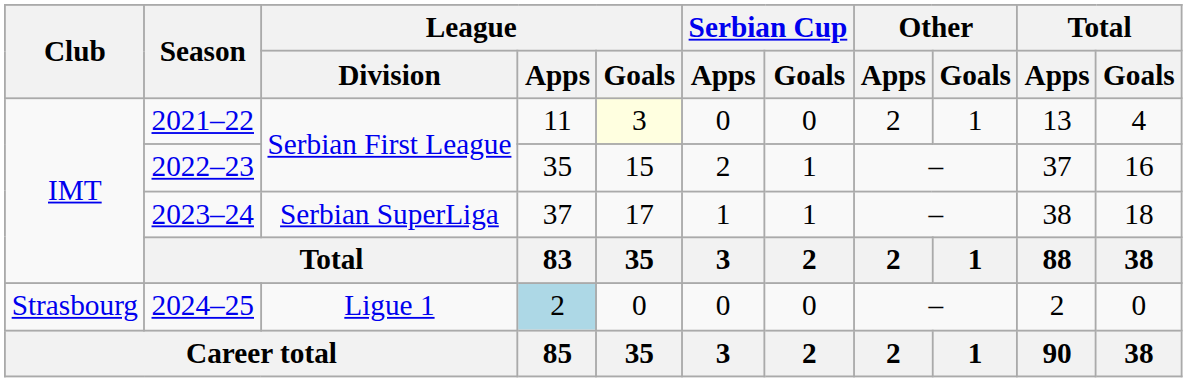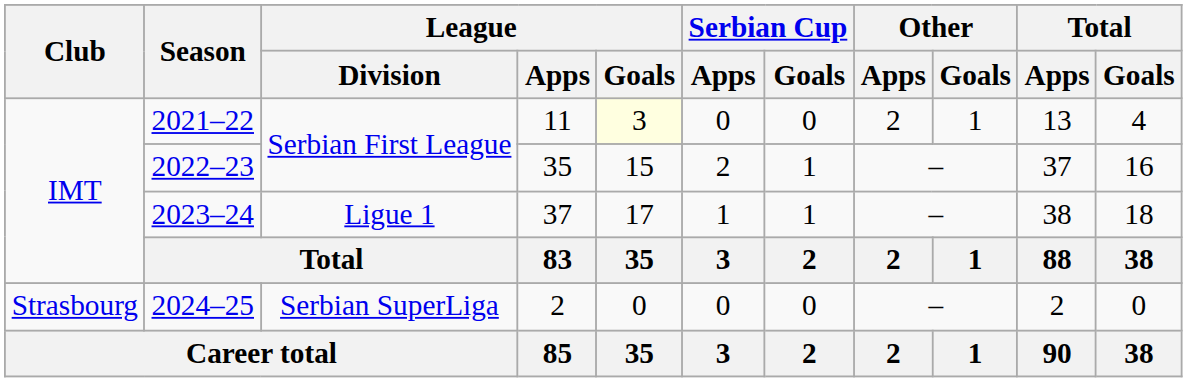(389, 213) Serbian SuperLiga -> (389, 213) Ligue 1
(389, 306) Ligue 1 -> (389, 306) Serbian SuperLiga
(557, 306) lightblue background -> (557, 306) no background
